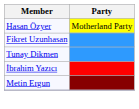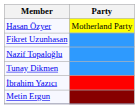+ row: (34, 54)
